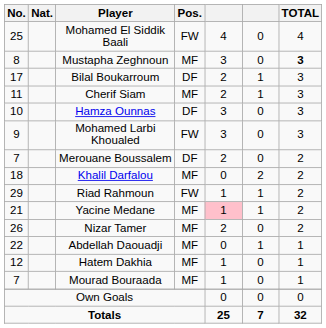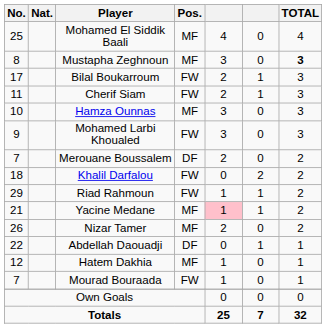(190, 36) FW -> (190, 36) MF
(190, 76) DF -> (190, 76) FW
(190, 94) MF -> (190, 94) FW
(190, 111) DF -> (190, 111) MF
(190, 175) MF -> (190, 175) FW
(190, 245) MF -> (190, 245) DF
(190, 279) MF -> (190, 279) FW
